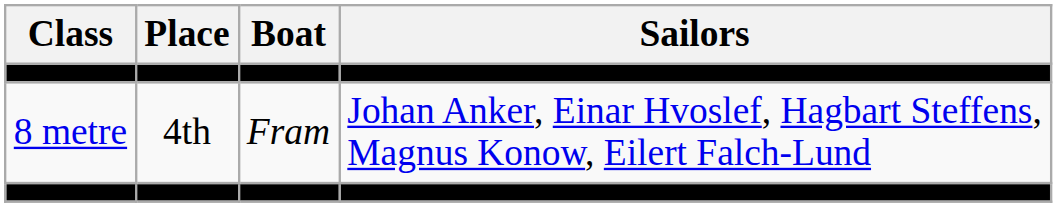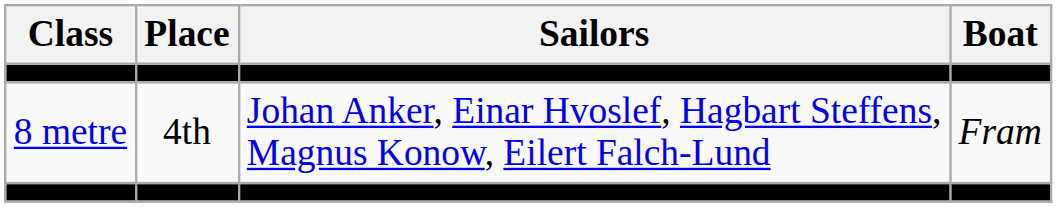columns swapped: (288, 34) <-> (695, 34)
